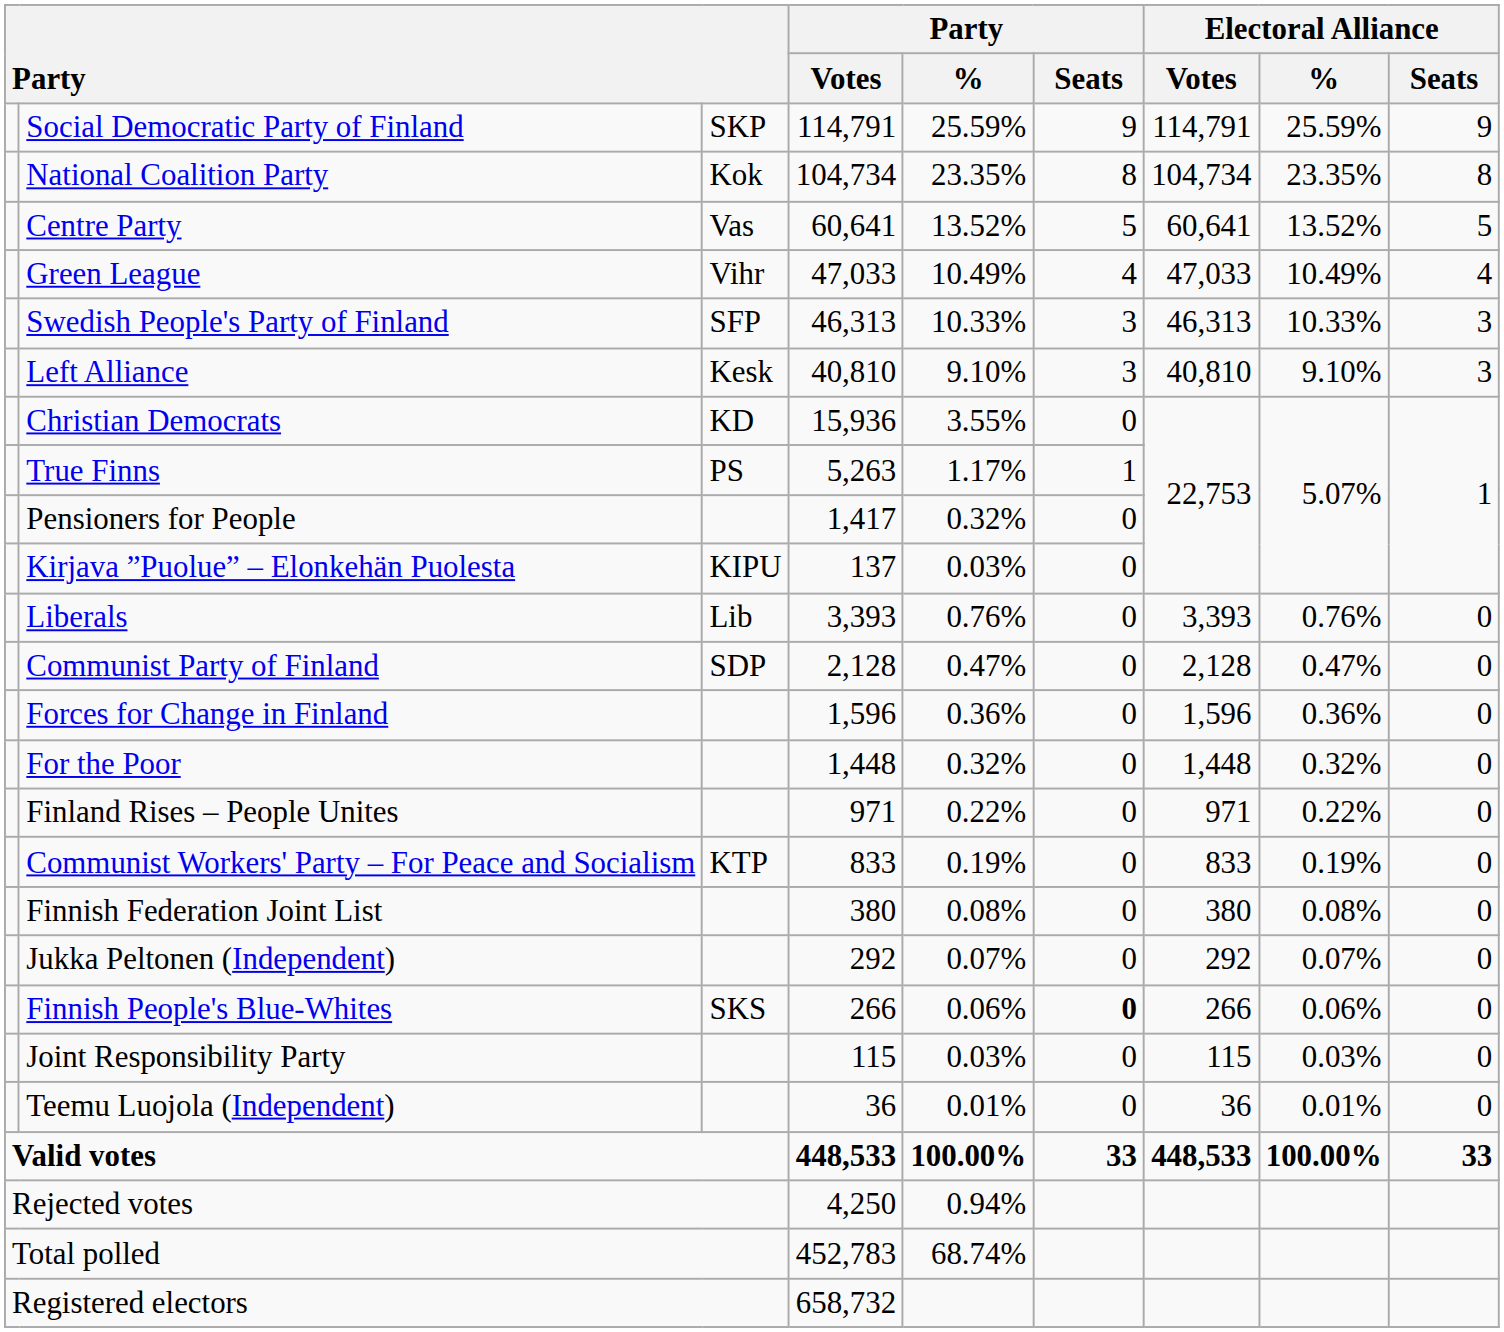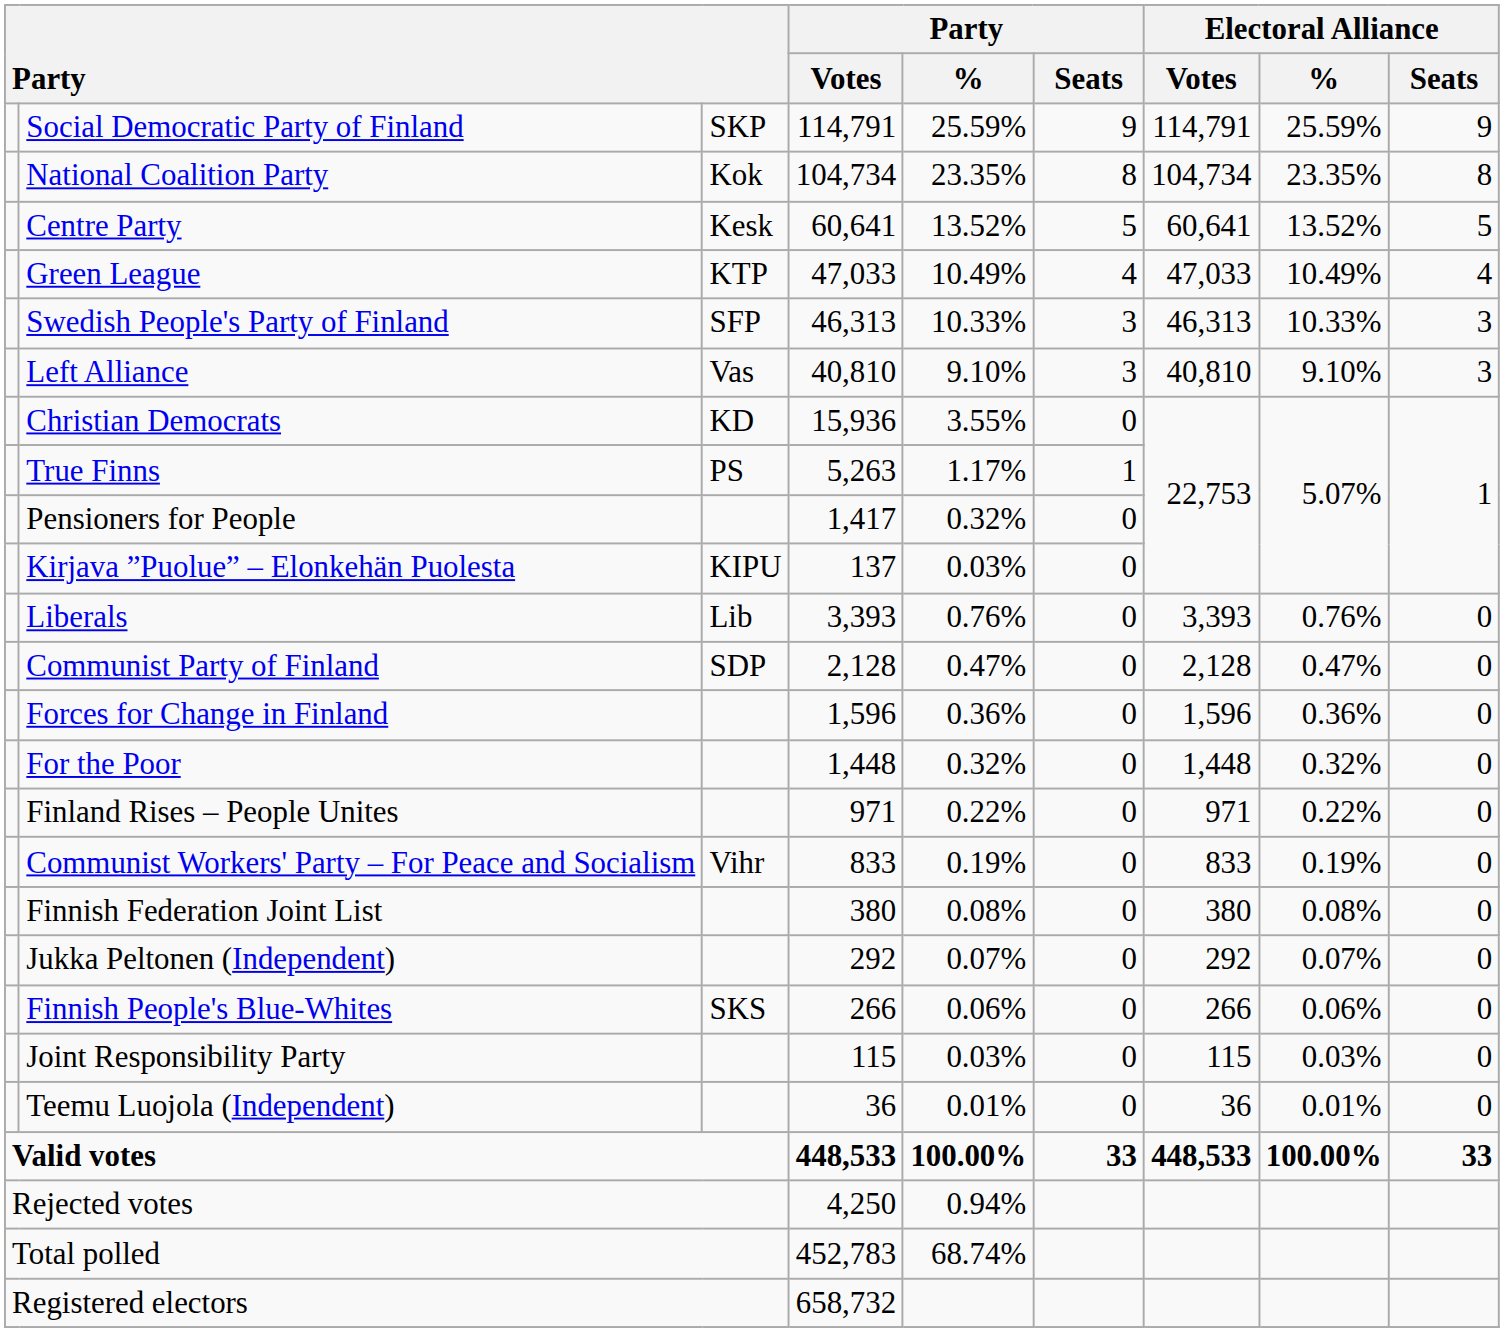(732, 224) Vas -> (741, 224) Kesk
(737, 273) Vihr -> (739, 273) KTP
(741, 371) Kesk -> (732, 371) Vas
(739, 861) KTP -> (737, 861) Vihr
(1129, 1008) bold -> (1129, 1008) normal
